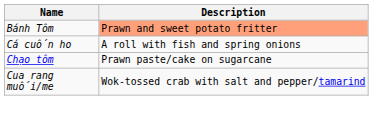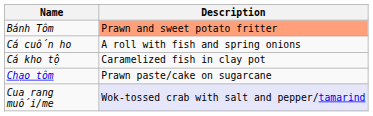+ row: (33, 60)
(233, 82) no background -> (233, 97) lavender background
